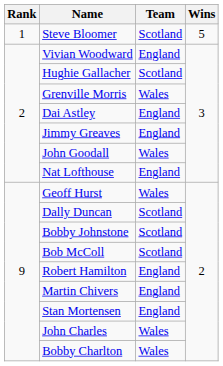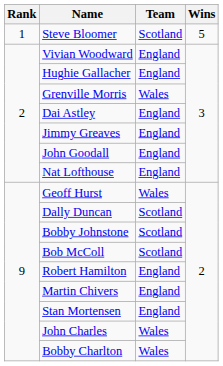(160, 73) Scotland -> (159, 73) England
(154, 152) Wales -> (159, 152) England
